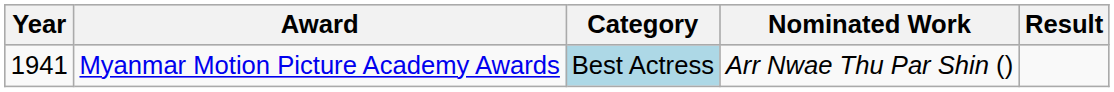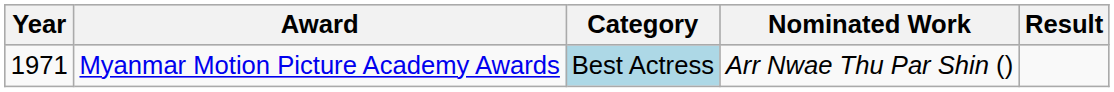(39, 65) 1941 -> (39, 65) 1971
